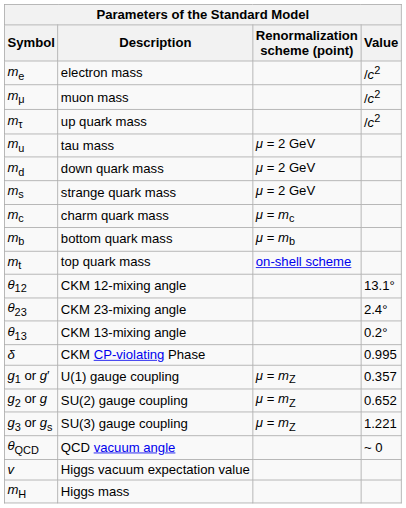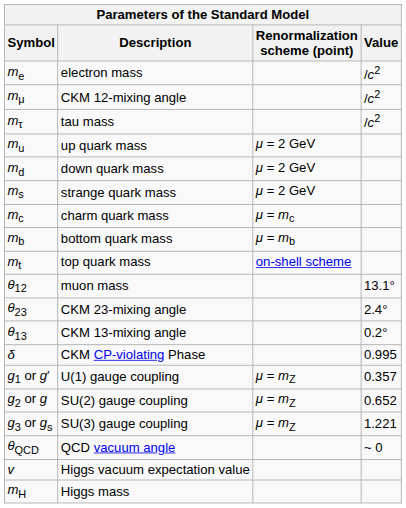(95, 97) muon mass -> (124, 97) CKM 12-mixing angle
(104, 121) up quark mass -> (87, 121) tau mass
(87, 145) tau mass -> (104, 145) up quark mass
(124, 286) CKM 12-mixing angle -> (95, 286) muon mass
